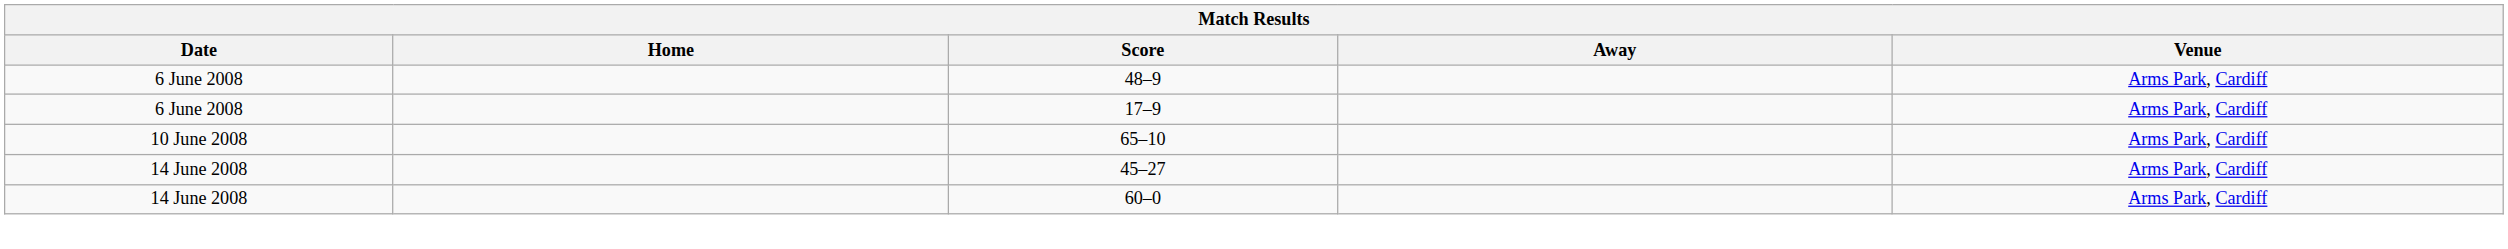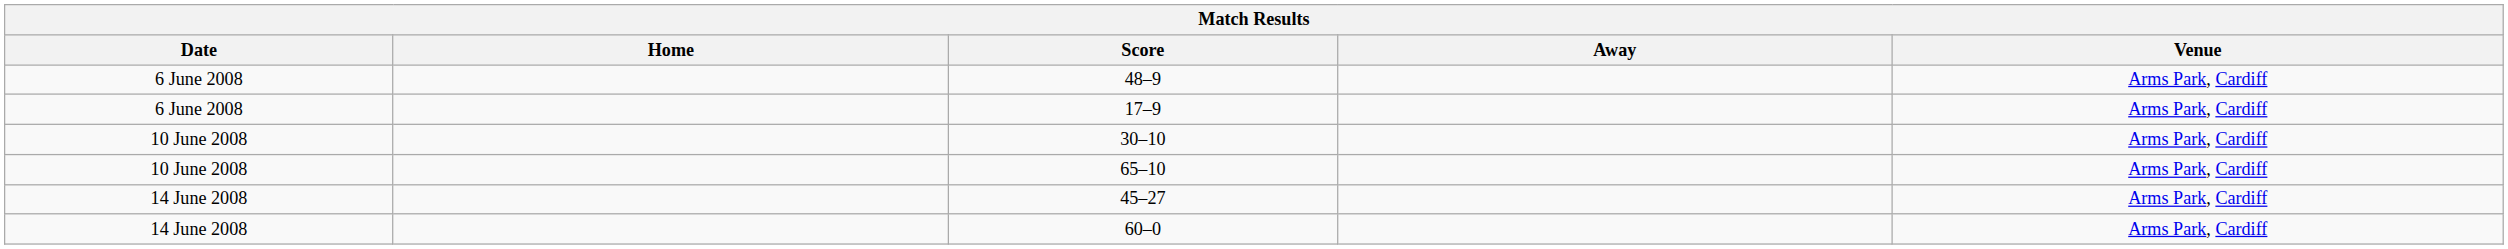+ row: (1143, 139)
